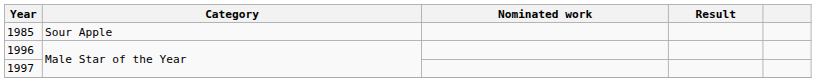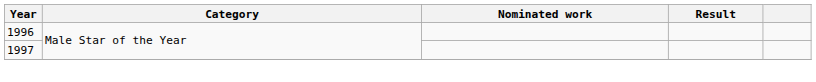- row: (21, 32)
